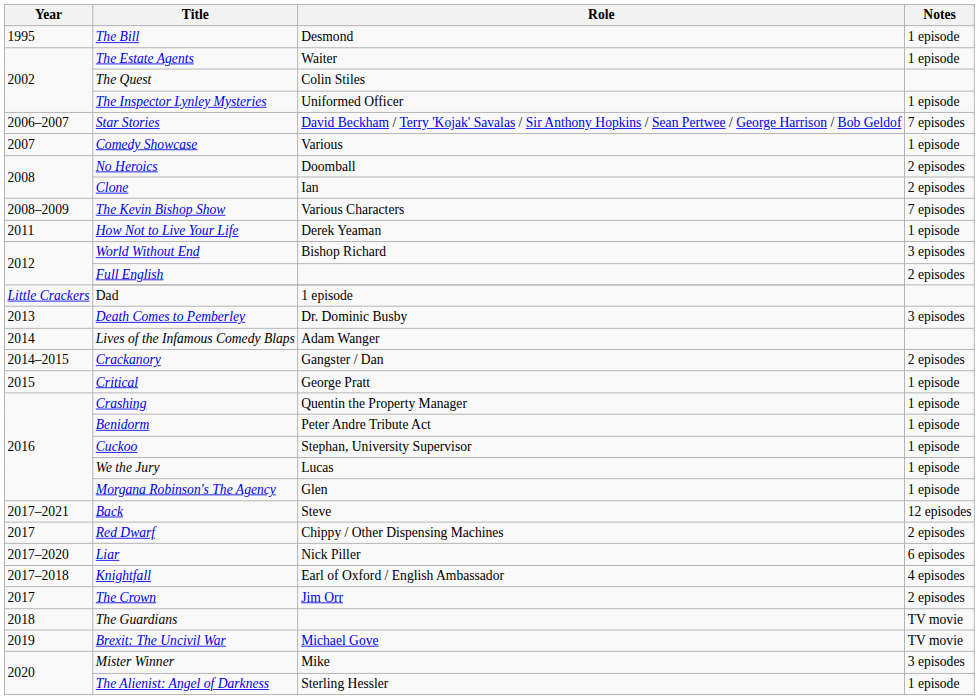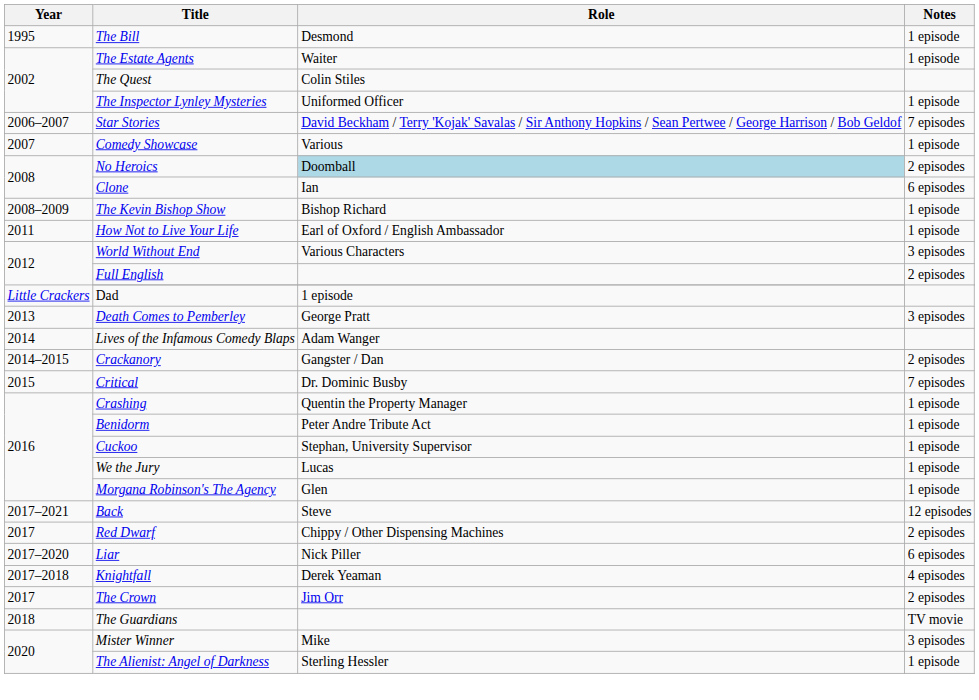(328, 166) no background -> (328, 166) lightblue background
(936, 187) 2 episodes -> (936, 187) 6 episodes
(353, 209) Various Characters -> (344, 209) Bishop Richard
(936, 209) 7 episodes -> (934, 209) 1 episode
(341, 230) Derek Yeaman -> (403, 230) Earl of Oxford / English Ambassador
(344, 252) Bishop Richard -> (353, 252) Various Characters
(354, 317) Dr. Dominic Busby -> (336, 317) George Pratt
(336, 381) George Pratt -> (354, 381) Dr. Dominic Busby
(934, 381) 1 episode -> (936, 381) 7 episodes
(403, 576) Earl of Oxford / English Ambassador -> (341, 576) Derek Yeaman
- row: (161, 640)
